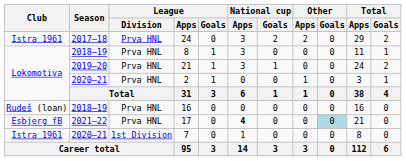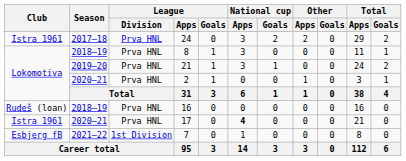(37, 121) Esbjerg fB -> (37, 121) Istra 1961
(89, 121) 2021–22 -> (89, 121) 2020–21
(332, 121) lightblue background -> (332, 121) no background
(37, 135) Istra 1961 -> (37, 135) Esbjerg fB
(89, 135) 2020–21 -> (89, 135) 2021–22
